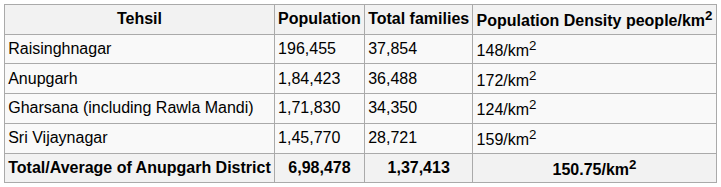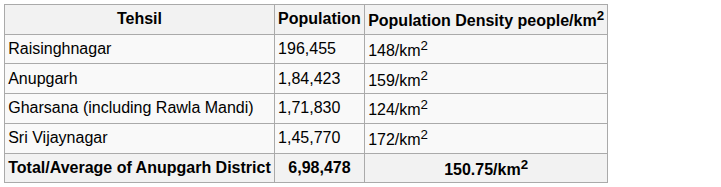- column: (419, 19)
(507, 78) 172/km2 -> (398, 78) 159/km2
(507, 138) 159/km2 -> (398, 138) 172/km2
